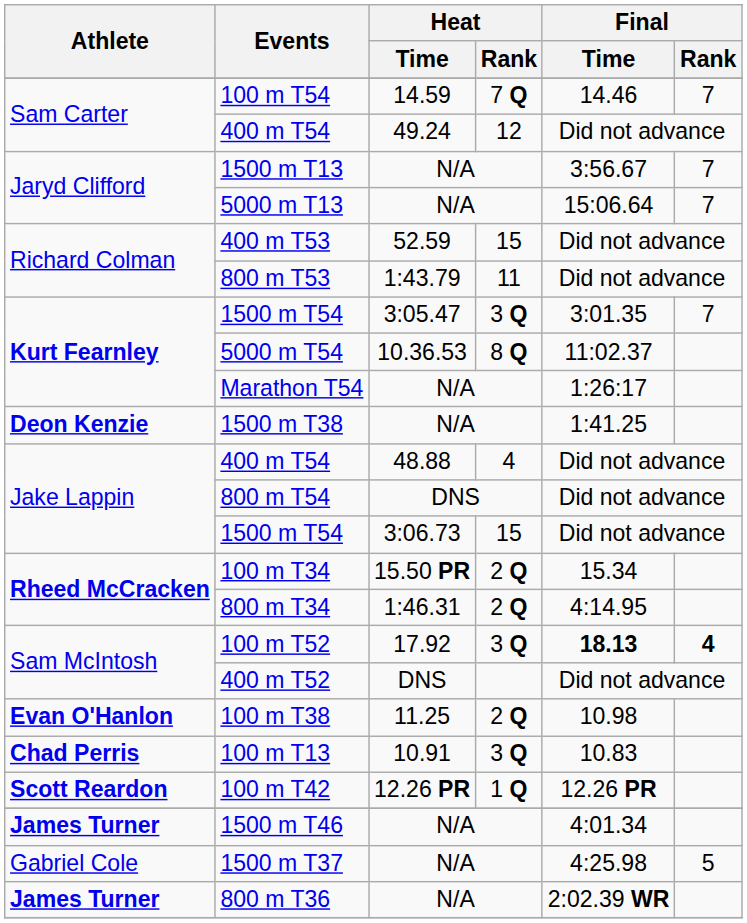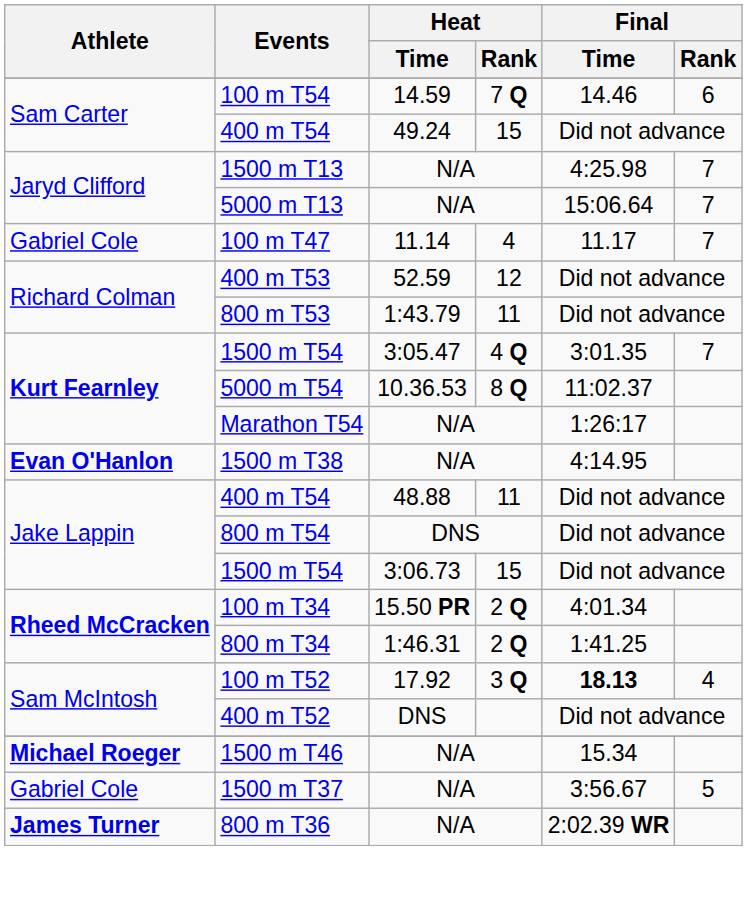(708, 95) 7 -> (708, 95) 6
(509, 132) 12 -> (509, 132) 15
(609, 168) 3:56.67 -> (609, 168) 4:25.98
+ row: (275, 242)
(509, 242) 15 -> (509, 278) 12
(509, 315) 3 Q -> (509, 351) 4 Q
(79, 424) Deon Kenzie -> (92, 461) Evan O'Hanlon
(609, 424) 1:41.25 -> (609, 461) 4:14.95
(509, 461) 4 -> (509, 497) 11
(609, 570) 15.34 -> (609, 607) 4:01.34
(609, 607) 4:14.95 -> (609, 643) 1:41.25
(708, 643) bold -> (708, 680) normal
- row: (275, 717)
- row: (275, 753)
- row: (275, 790)
(85, 826) James Turner -> (95, 753) Michael Roeger
(609, 826) 4:01.34 -> (609, 753) 15.34
(609, 863) 4:25.98 -> (609, 790) 3:56.67
